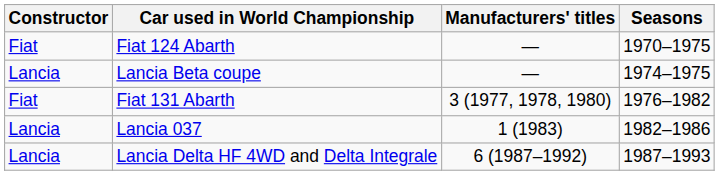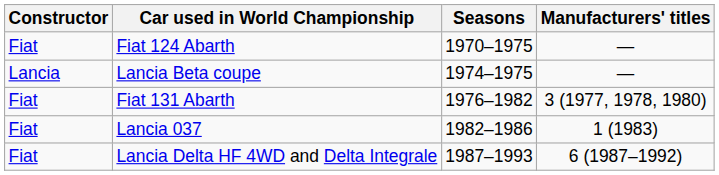columns swapped: (667, 18) <-> (530, 18)
(34, 128) Lancia -> (23, 128) Fiat
(34, 156) Lancia -> (23, 156) Fiat
